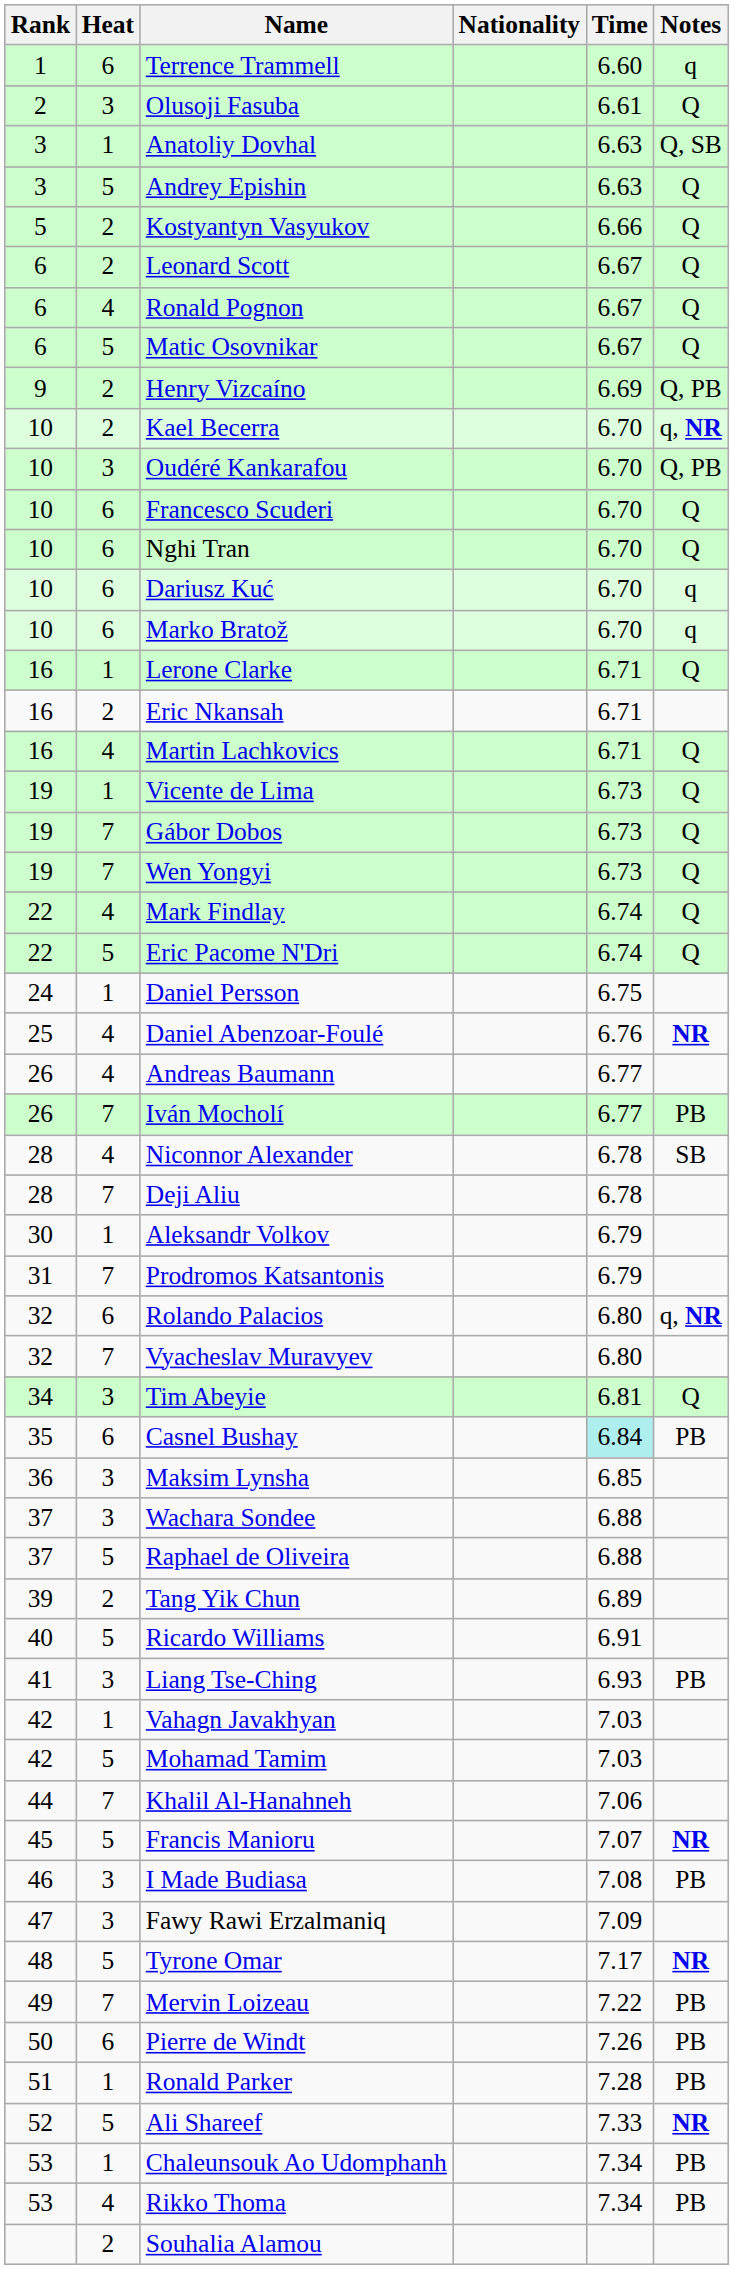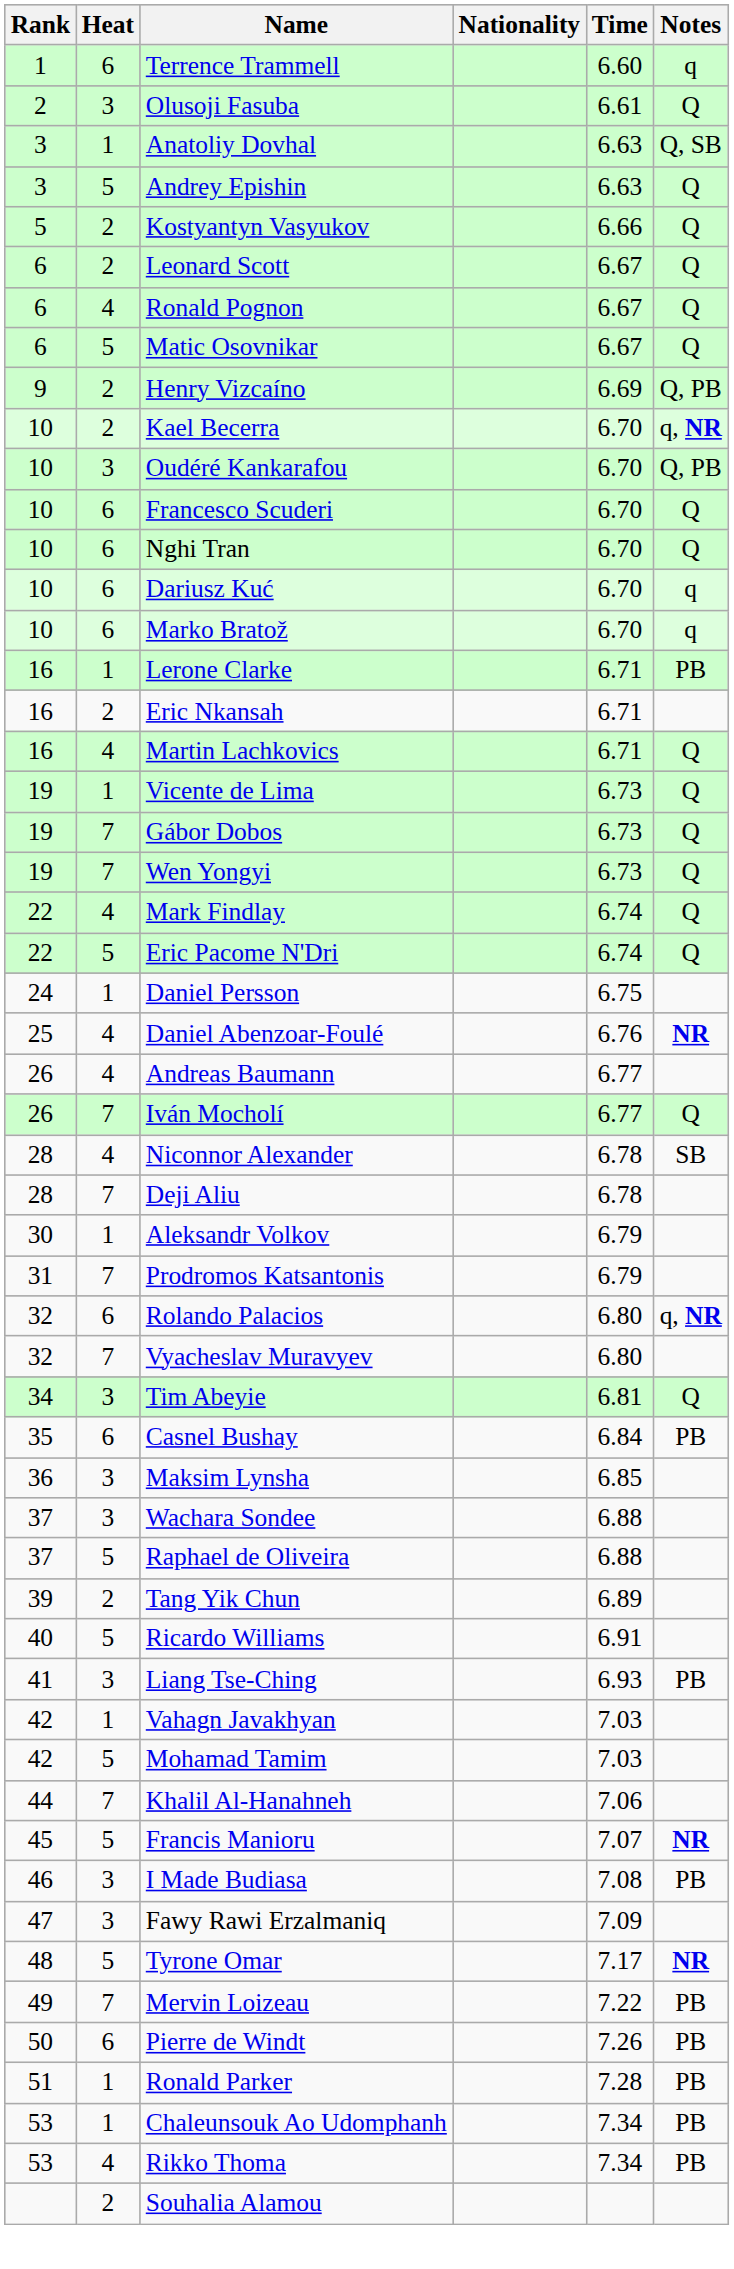(691, 670) Q -> (691, 670) PB
(691, 1114) PB -> (691, 1114) Q
(620, 1436) paleturquoise background -> (620, 1436) no background
- row: (204, 2122)
